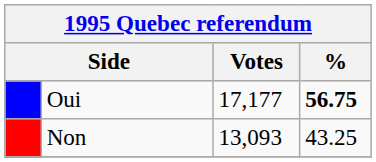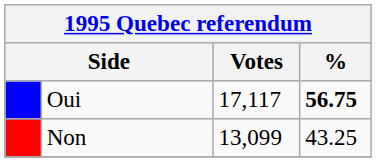(250, 99) 17,177 -> (250, 99) 17,117
(250, 138) 13,093 -> (250, 138) 13,099
